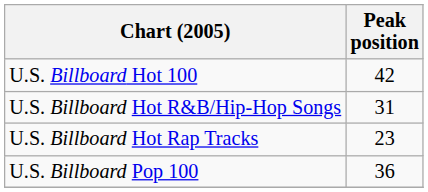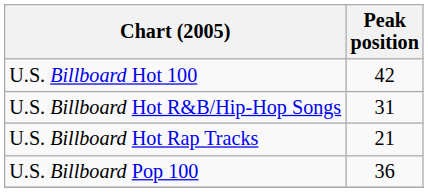(385, 139) 23 -> (385, 139) 21
